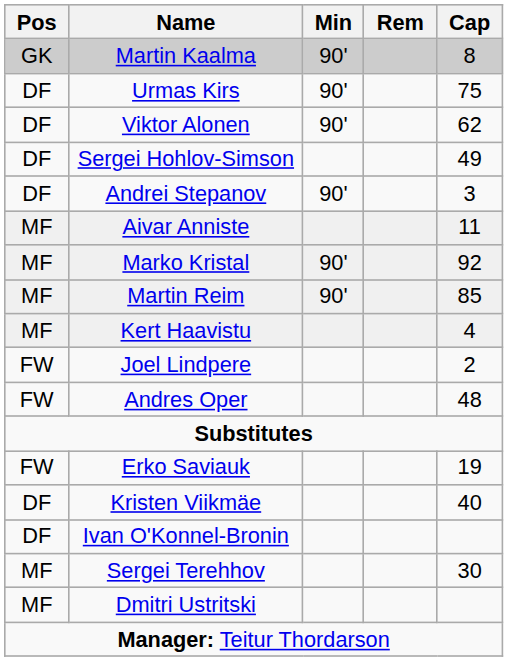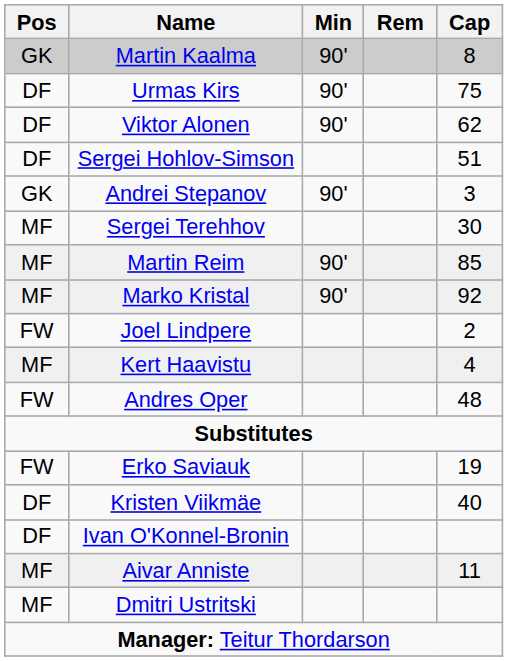(470, 159) 49 -> (470, 159) 51
(37, 193) DF -> (37, 193) GK
rows swapped: (186, 227) <-> (186, 570)
rows swapped: (186, 296) <-> (186, 262)
rows swapped: (186, 330) <-> (186, 365)
